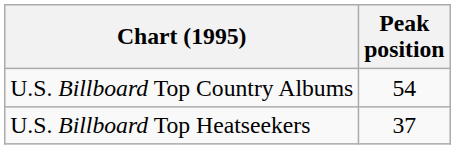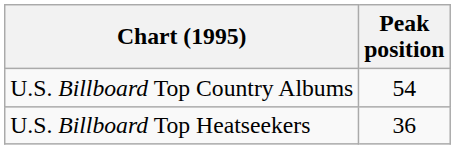(404, 125) 37 -> (404, 125) 36
